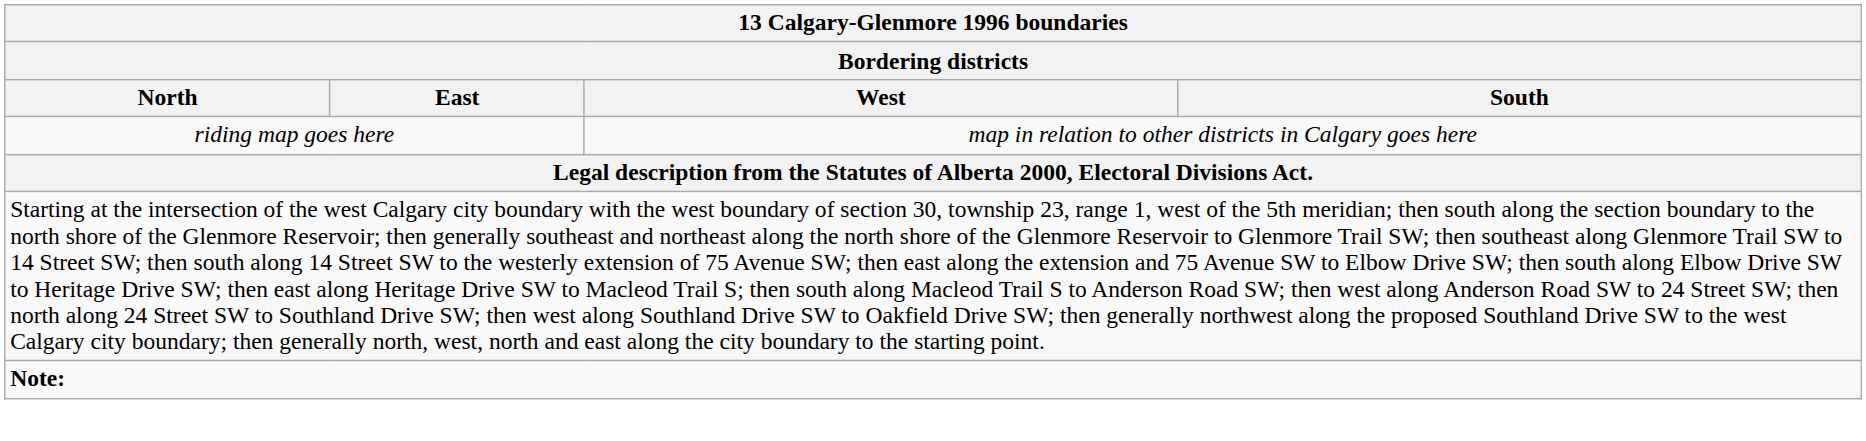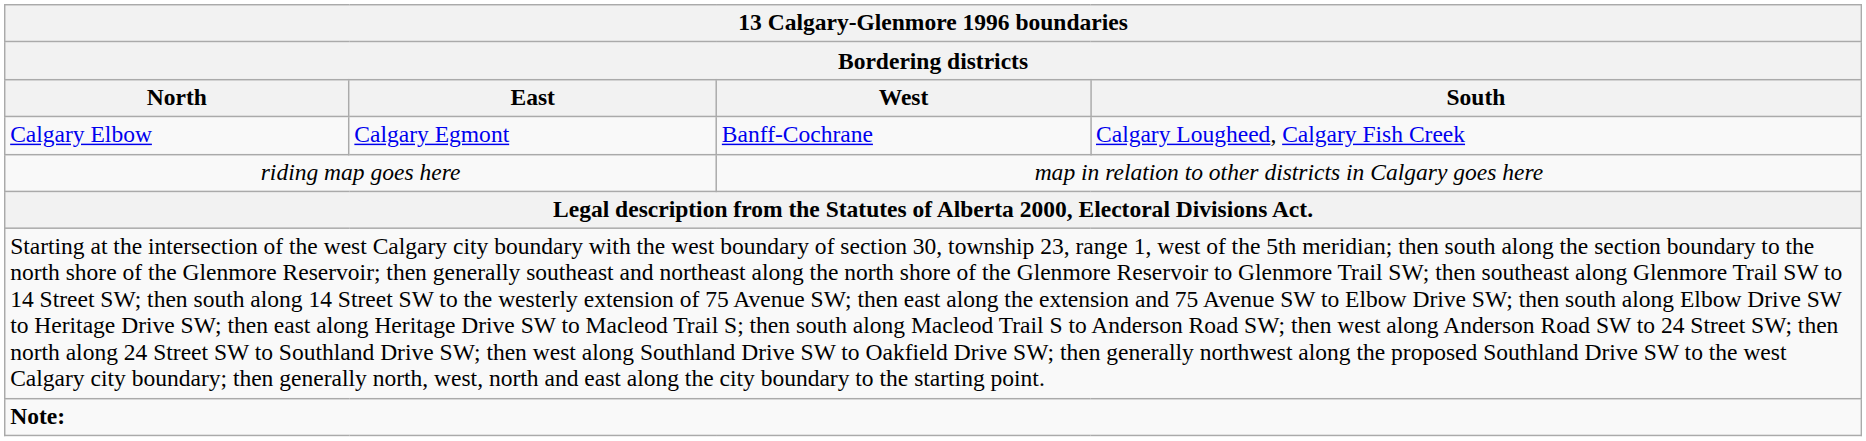+ row: (81, 135)
